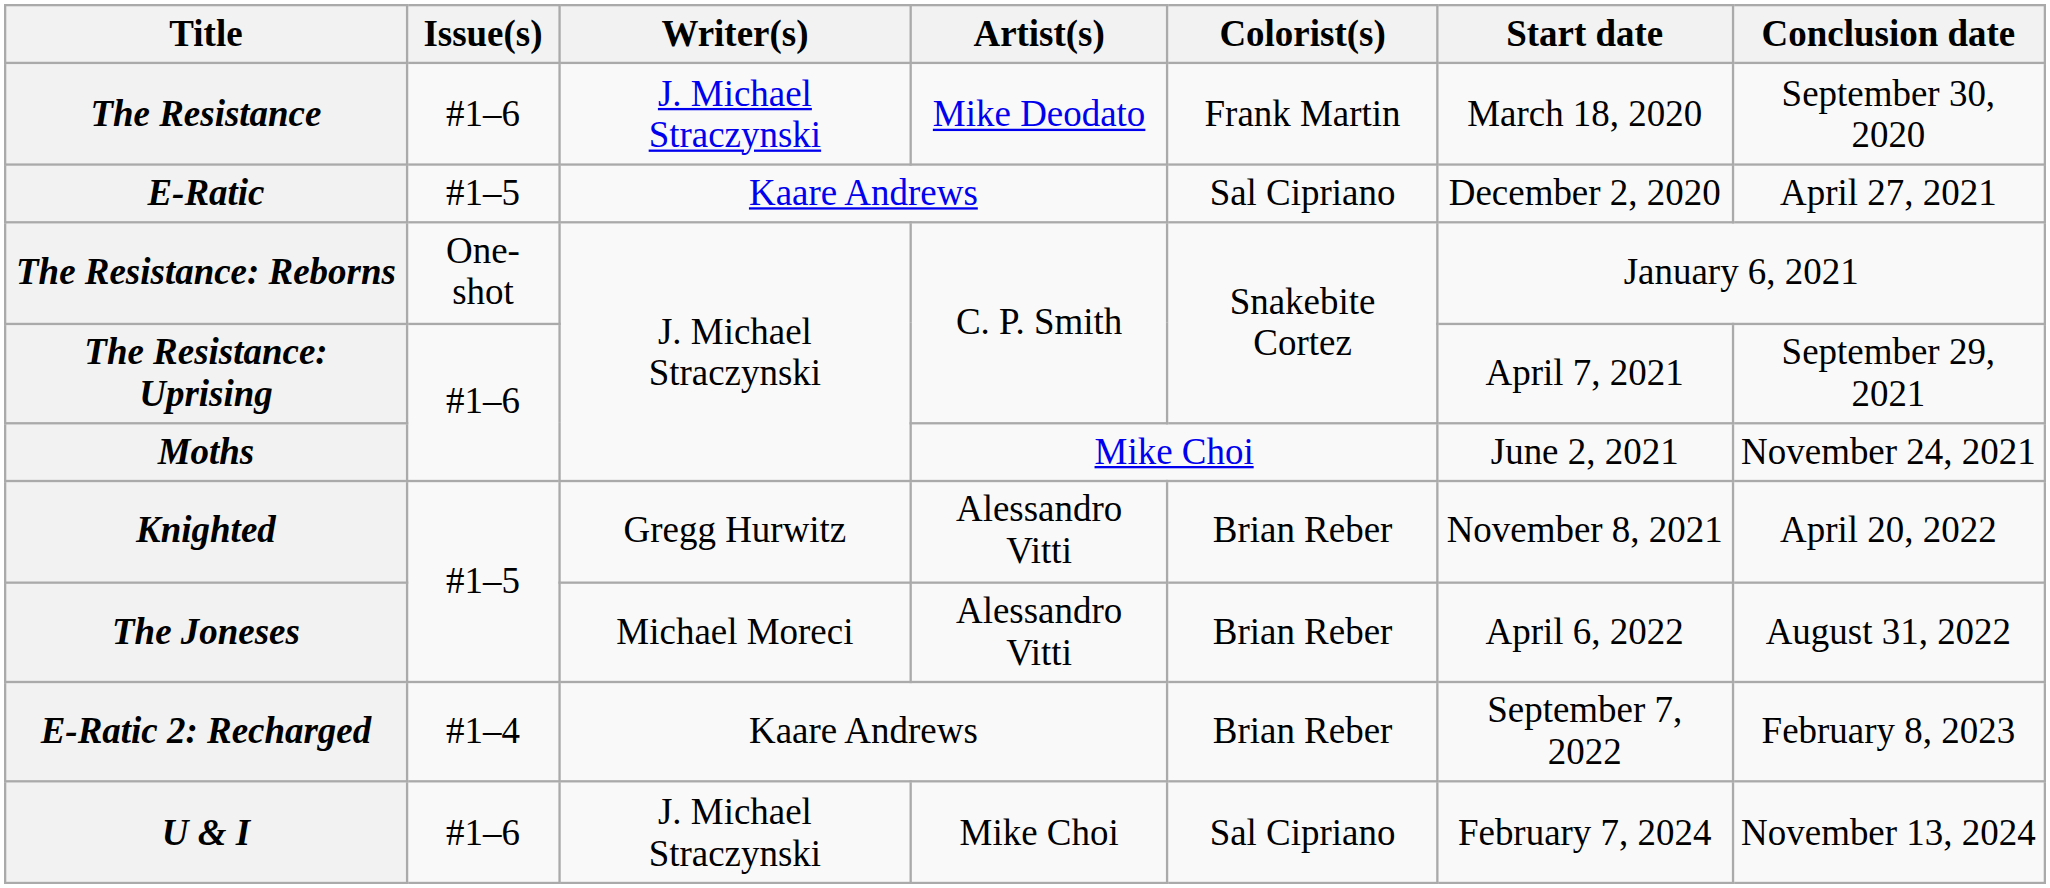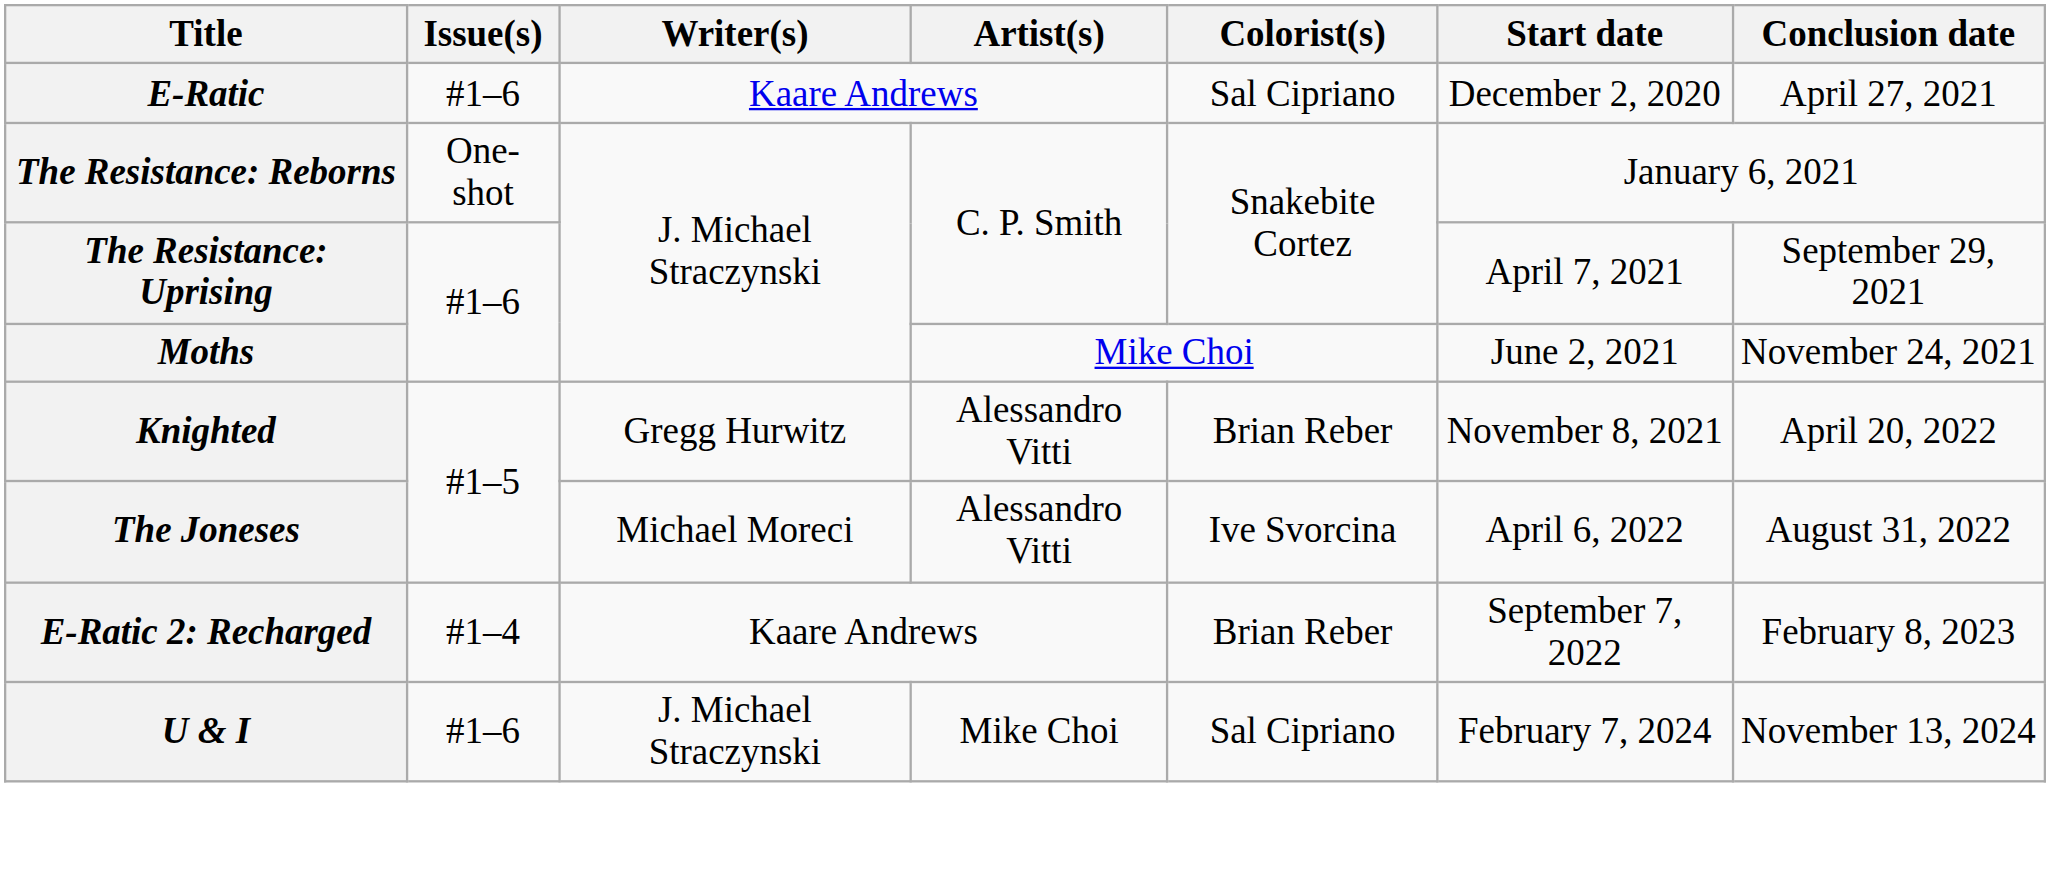- row: (206, 113)
(483, 192) #1–5 -> (483, 92) #1–6
(1303, 631) Brian Reber -> (1303, 531) Ive Svorcina
